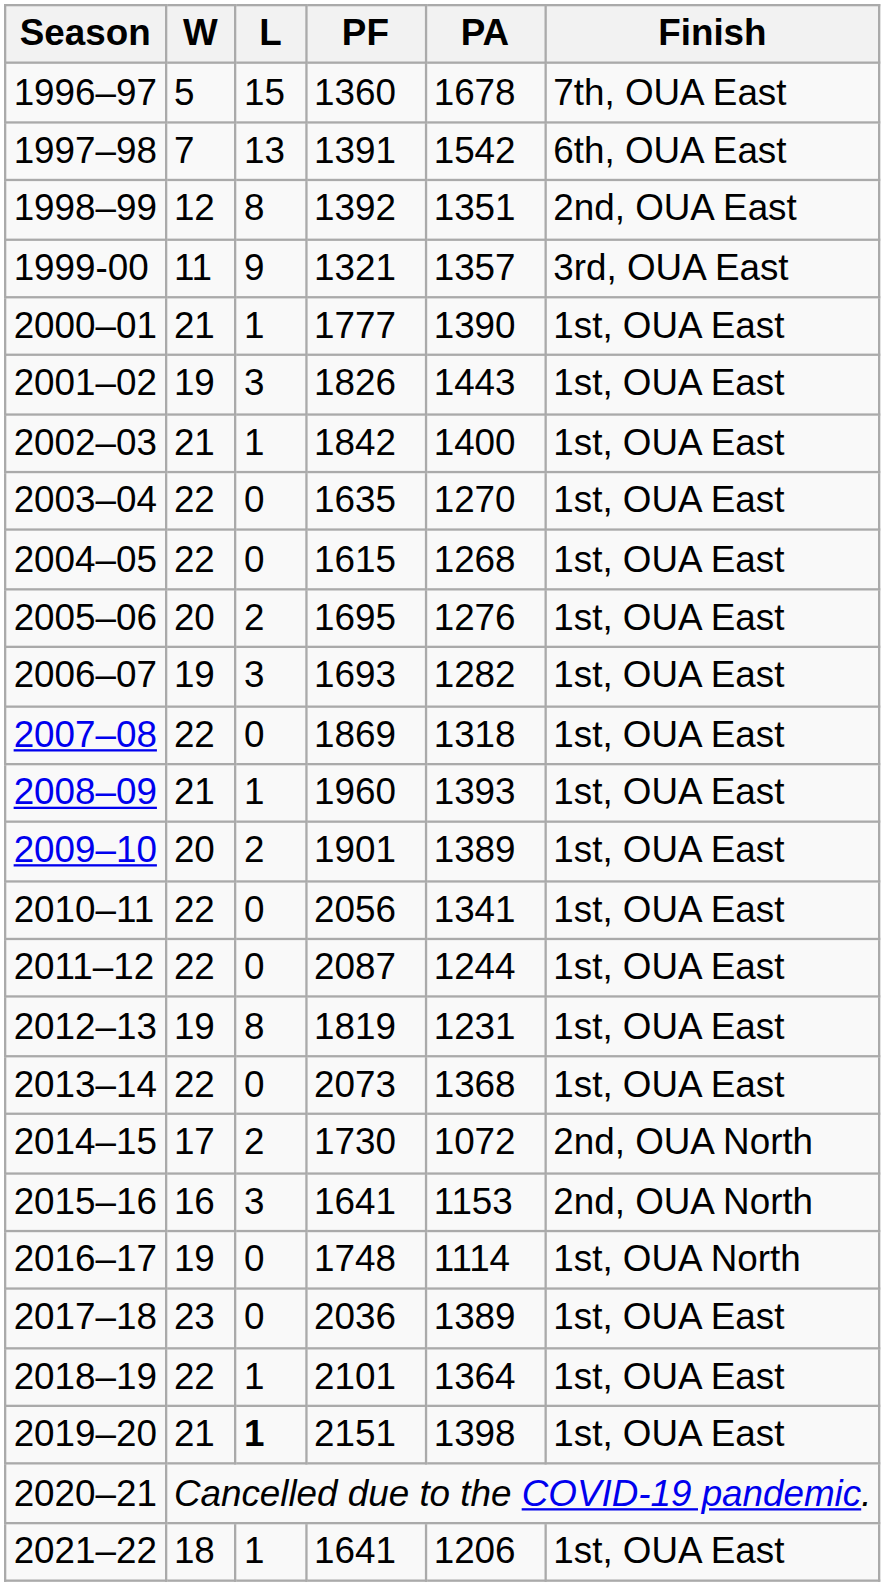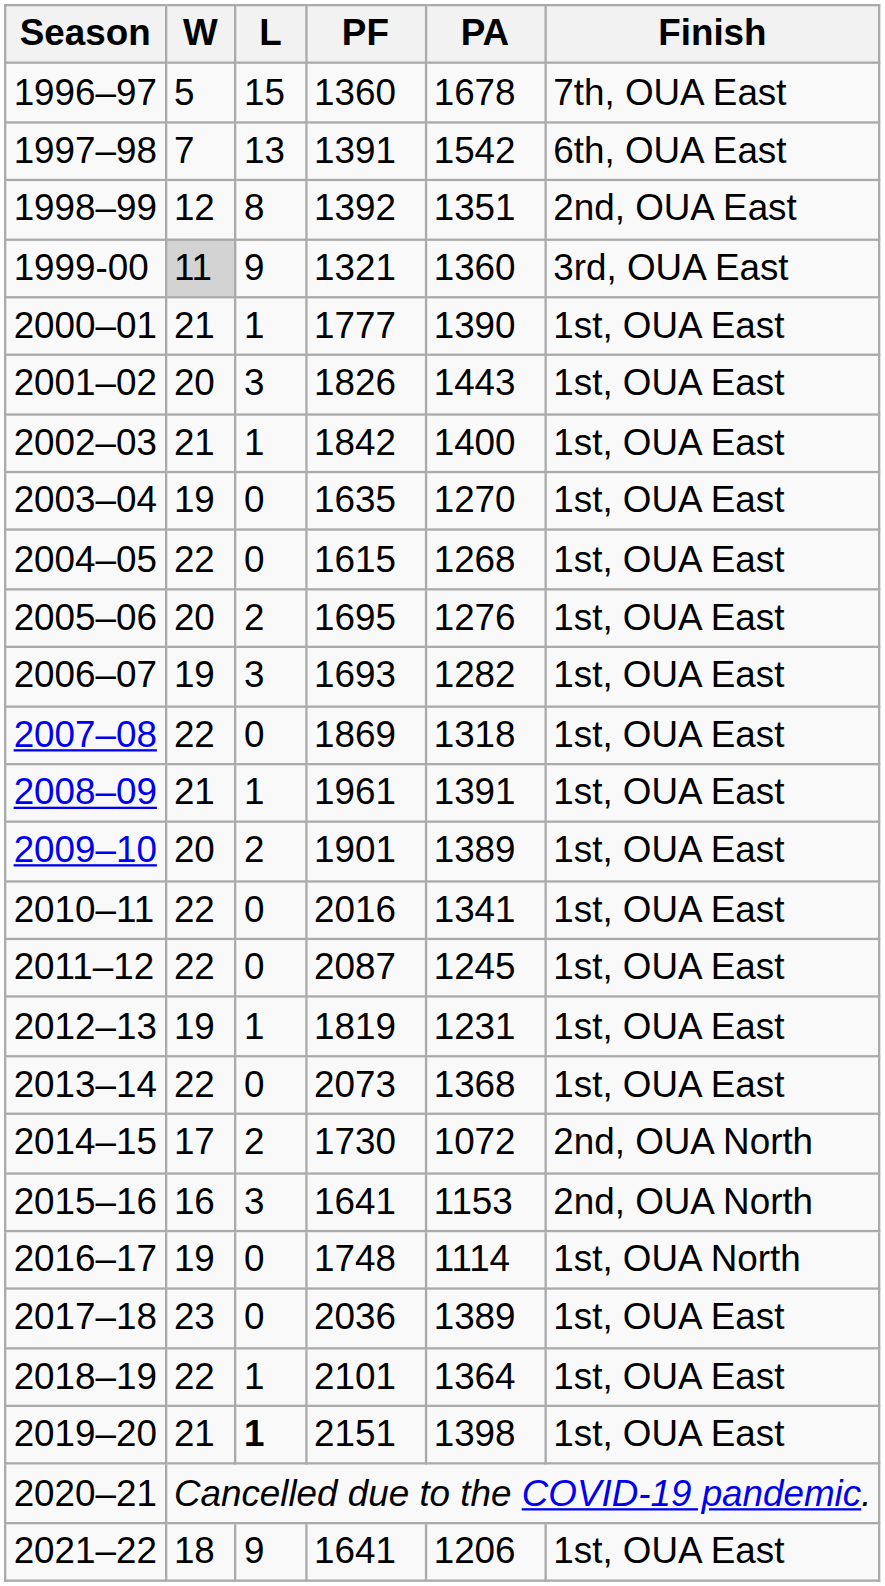(193, 267) no background -> (193, 267) lightgrey background
(475, 267) 1357 -> (475, 267) 1360
(194, 383) 19 -> (194, 383) 20
(194, 500) 22 -> (194, 500) 19
(355, 792) 1960 -> (355, 792) 1961
(475, 792) 1393 -> (475, 792) 1391
(355, 909) 2056 -> (355, 909) 2016
(475, 967) 1244 -> (475, 967) 1245
(254, 1025) 8 -> (254, 1025) 1
(254, 1551) 1 -> (254, 1551) 9
